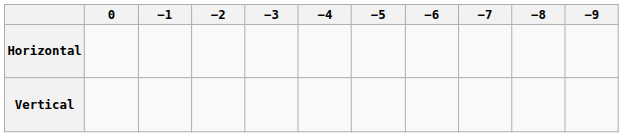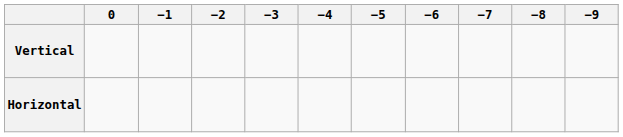rows swapped: (45, 105) <-> (45, 51)
